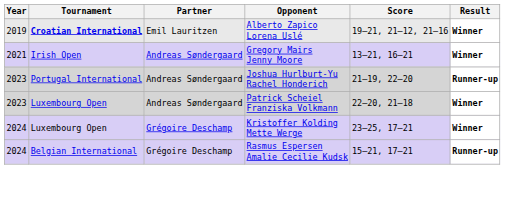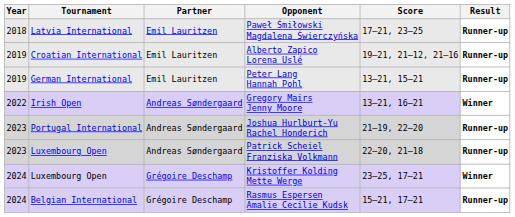+ row: (302, 30)
(86, 30) bold -> (86, 55) normal
(468, 30) Winner -> (485, 55) Runner-up
+ row: (274, 79)
(17, 55) 2021 -> (17, 103) 2022
(468, 103) Winner -> (485, 151) Runner-up
